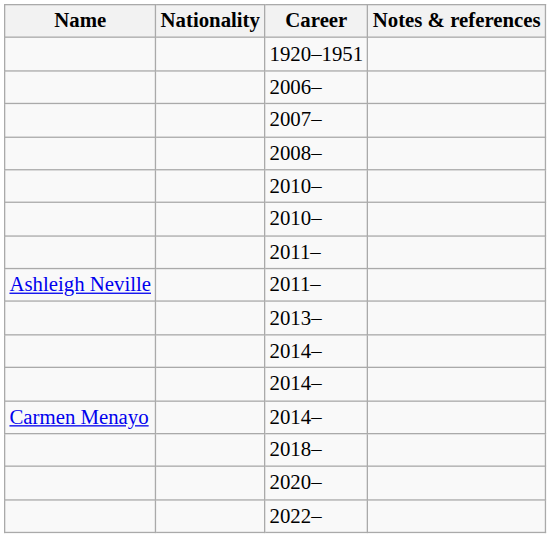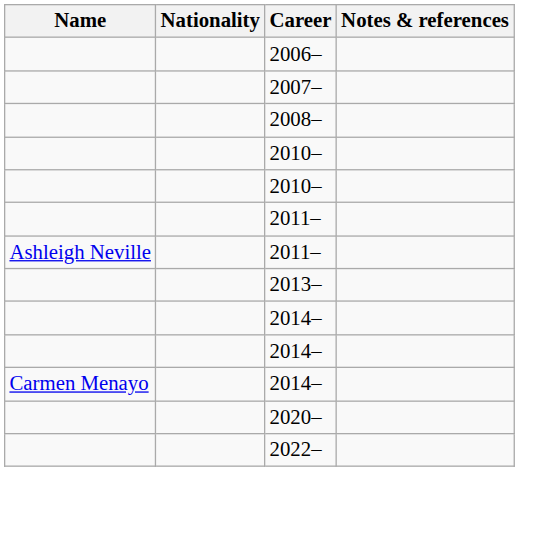- row: (80, 54)
- row: (80, 450)
